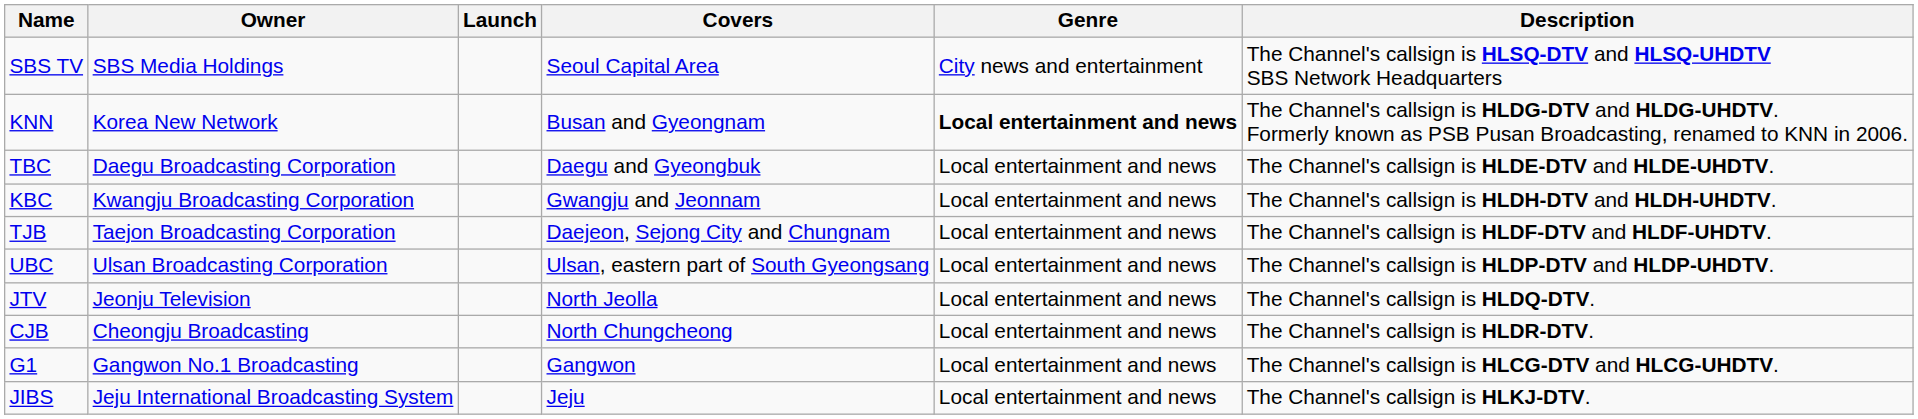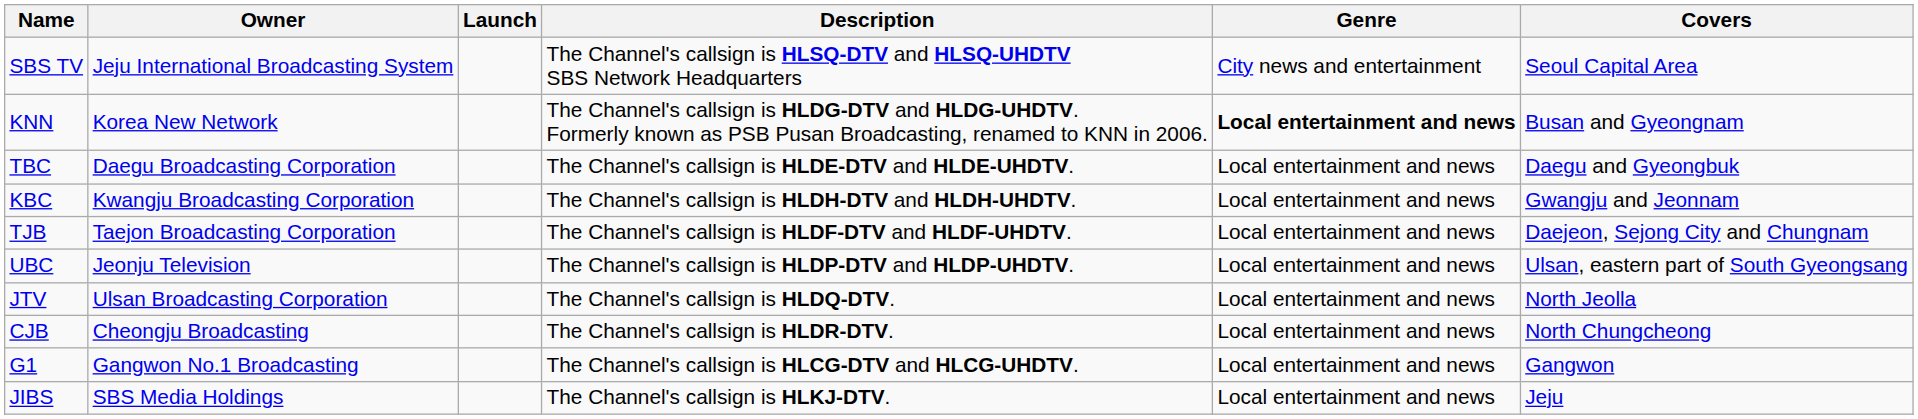columns swapped: (738, 20) <-> (1577, 20)
(188, 65) SBS Media Holdings -> (273, 65) Jeju International Broadcasting System
(240, 265) Ulsan Broadcasting Corporation -> (172, 265) Jeonju Television
(172, 298) Jeonju Television -> (240, 298) Ulsan Broadcasting Corporation
(273, 397) Jeju International Broadcasting System -> (188, 397) SBS Media Holdings
